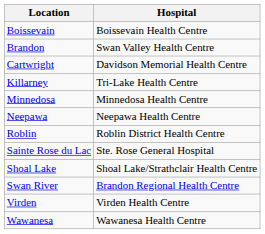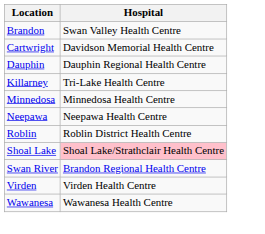- row: (31, 30)
+ row: (26, 64)
- row: (49, 151)
(177, 168) no background -> (143, 151) pink background
